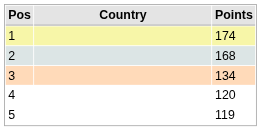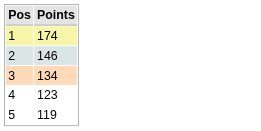- column: (123, 15)
(225, 56) 168 -> (47, 56) 146
(225, 95) 120 -> (47, 95) 123
